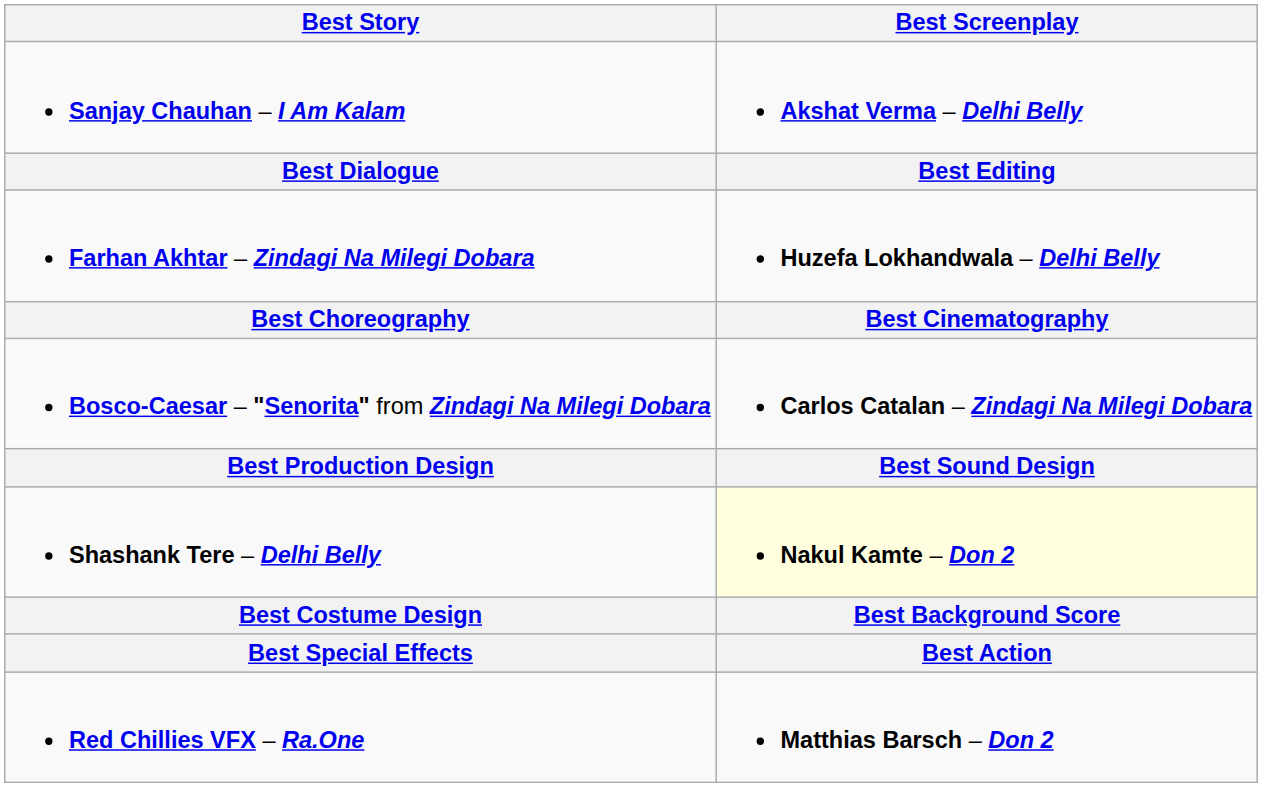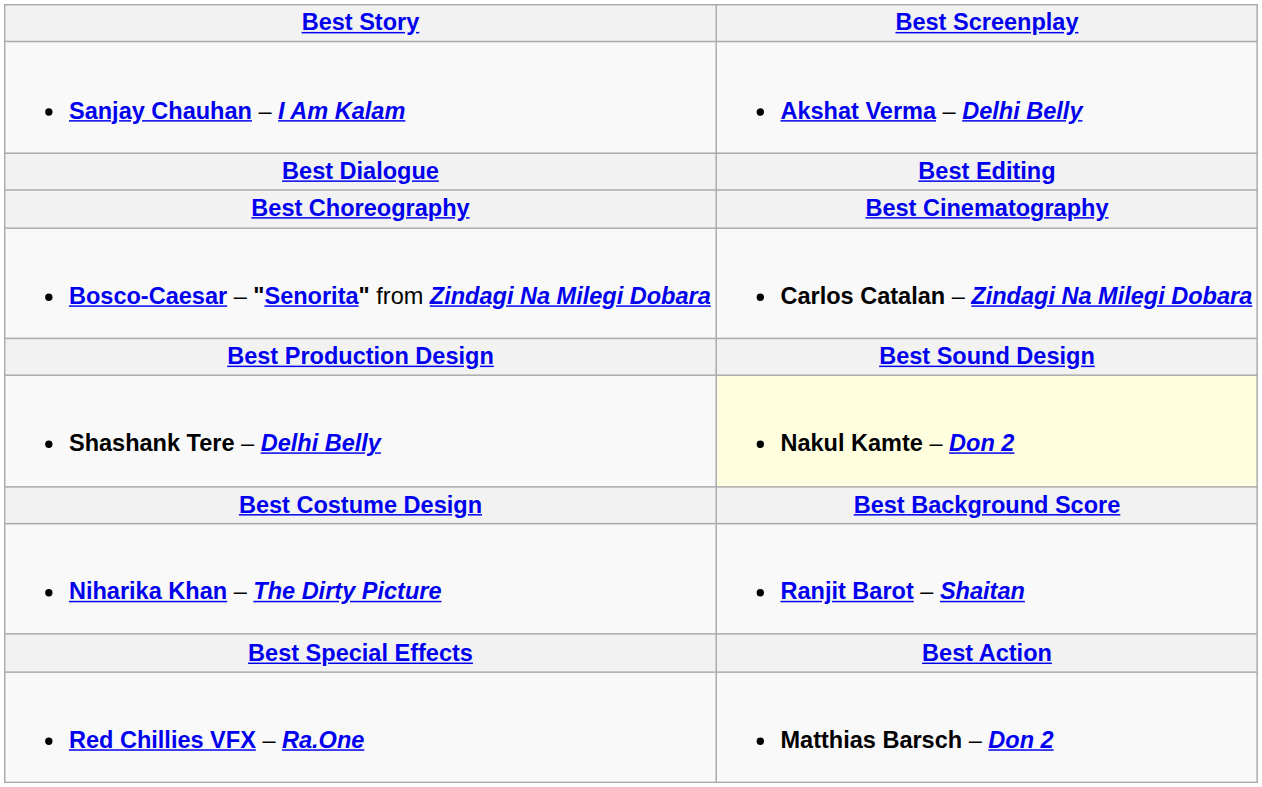- row: (360, 259)
+ row: (360, 592)
